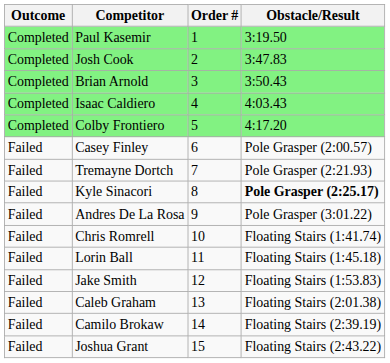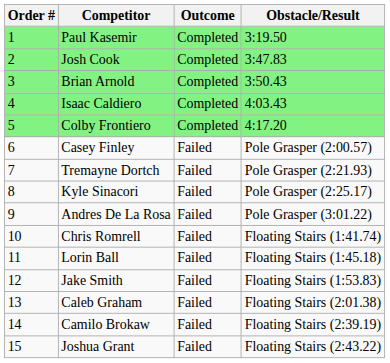columns swapped: (215, 15) <-> (38, 15)
(312, 192) bold -> (308, 192) normal
